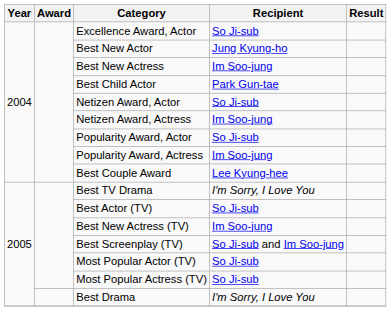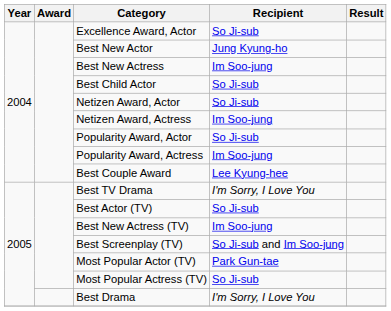(245, 84) Park Gun-tae -> (235, 84) So Ji-sub
(235, 262) So Ji-sub -> (245, 262) Park Gun-tae
